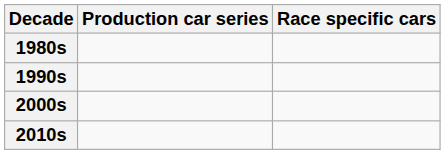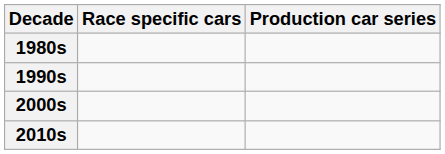columns swapped: (175, 18) <-> (357, 18)
